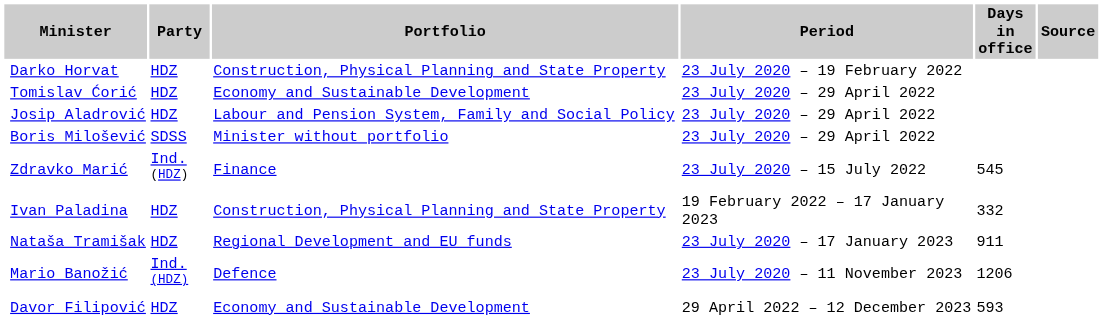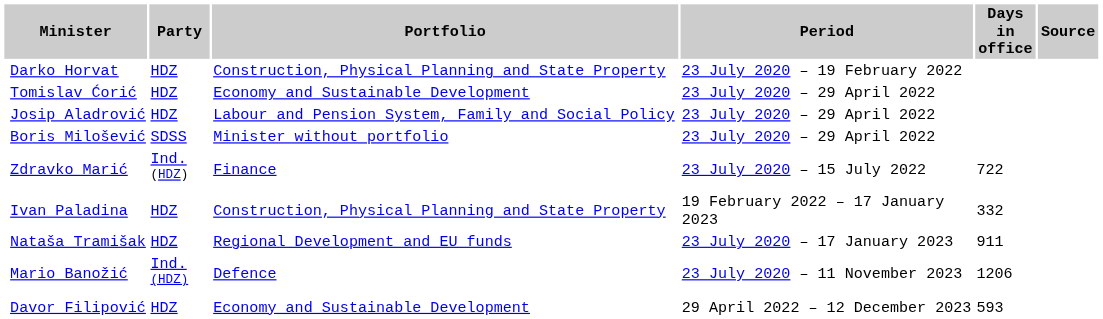(990, 170) 545 -> (990, 170) 722
